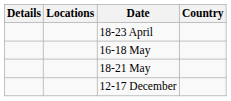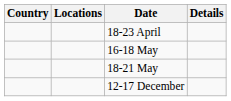columns swapped: (203, 13) <-> (24, 13)
